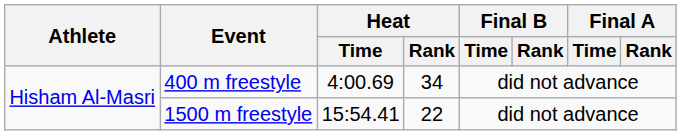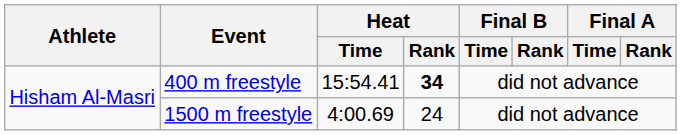(361, 82) 4:00.69 -> (361, 82) 15:54.41
(432, 82) normal -> (432, 82) bold
(361, 114) 15:54.41 -> (361, 114) 4:00.69
(432, 114) 22 -> (432, 114) 24
